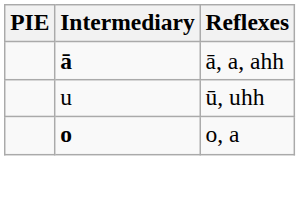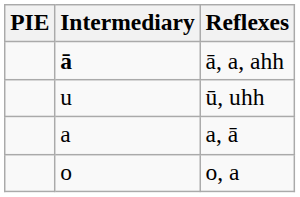+ row: (222, 135)
(66, 135) bold -> (66, 172) normal
